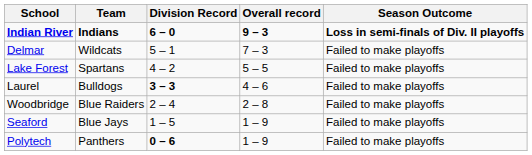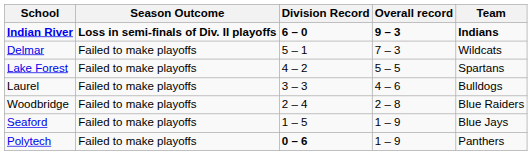columns swapped: (111, 13) <-> (425, 13)
(162, 86) bold -> (295, 86) normal
